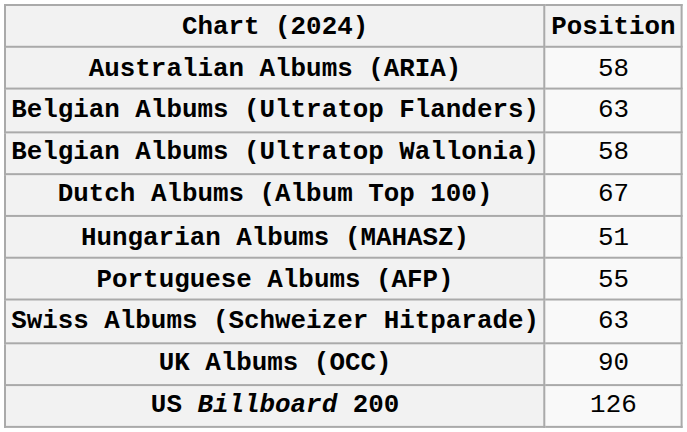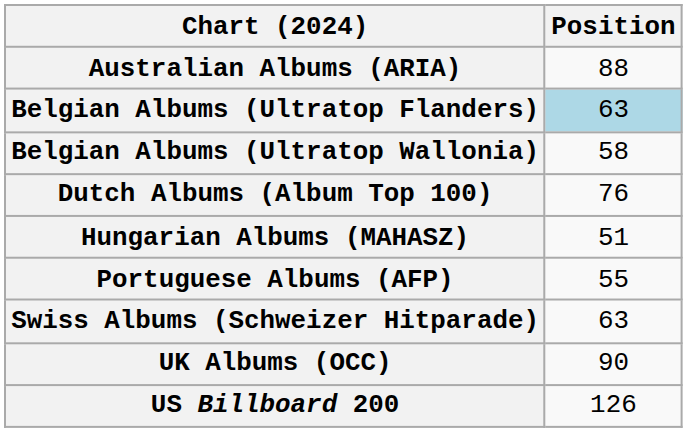(613, 68) 58 -> (613, 68) 88
(613, 110) no background -> (613, 110) lightblue background
(613, 195) 67 -> (613, 195) 76
